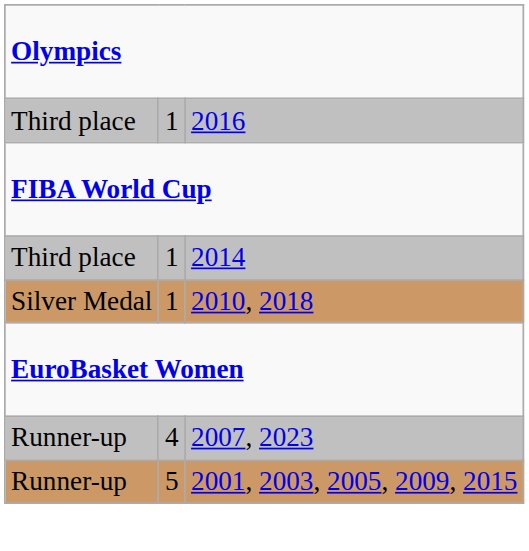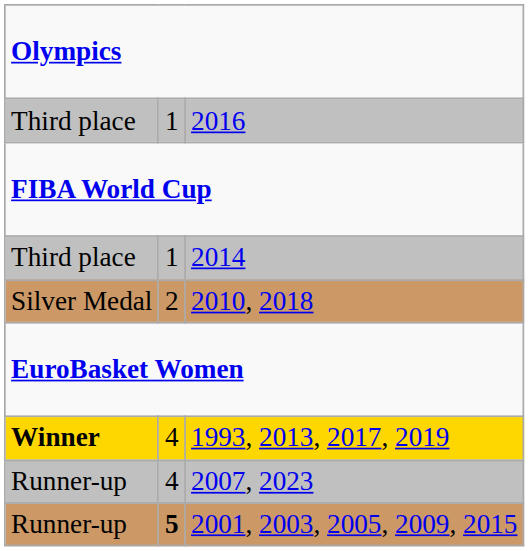(172, 300) 1 -> (172, 300) 2
+ row: (320, 437)
(172, 481) normal -> (172, 524) bold
